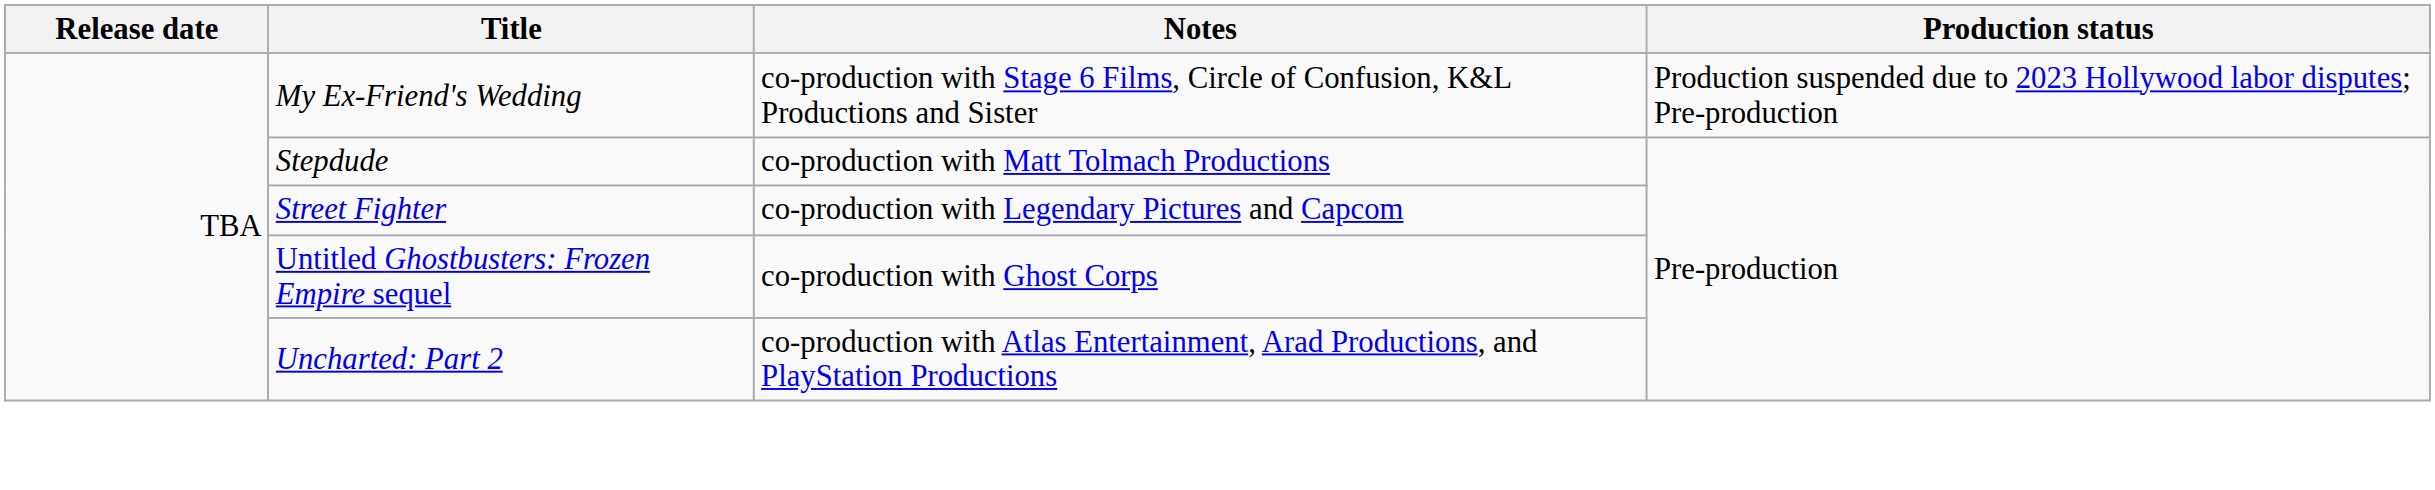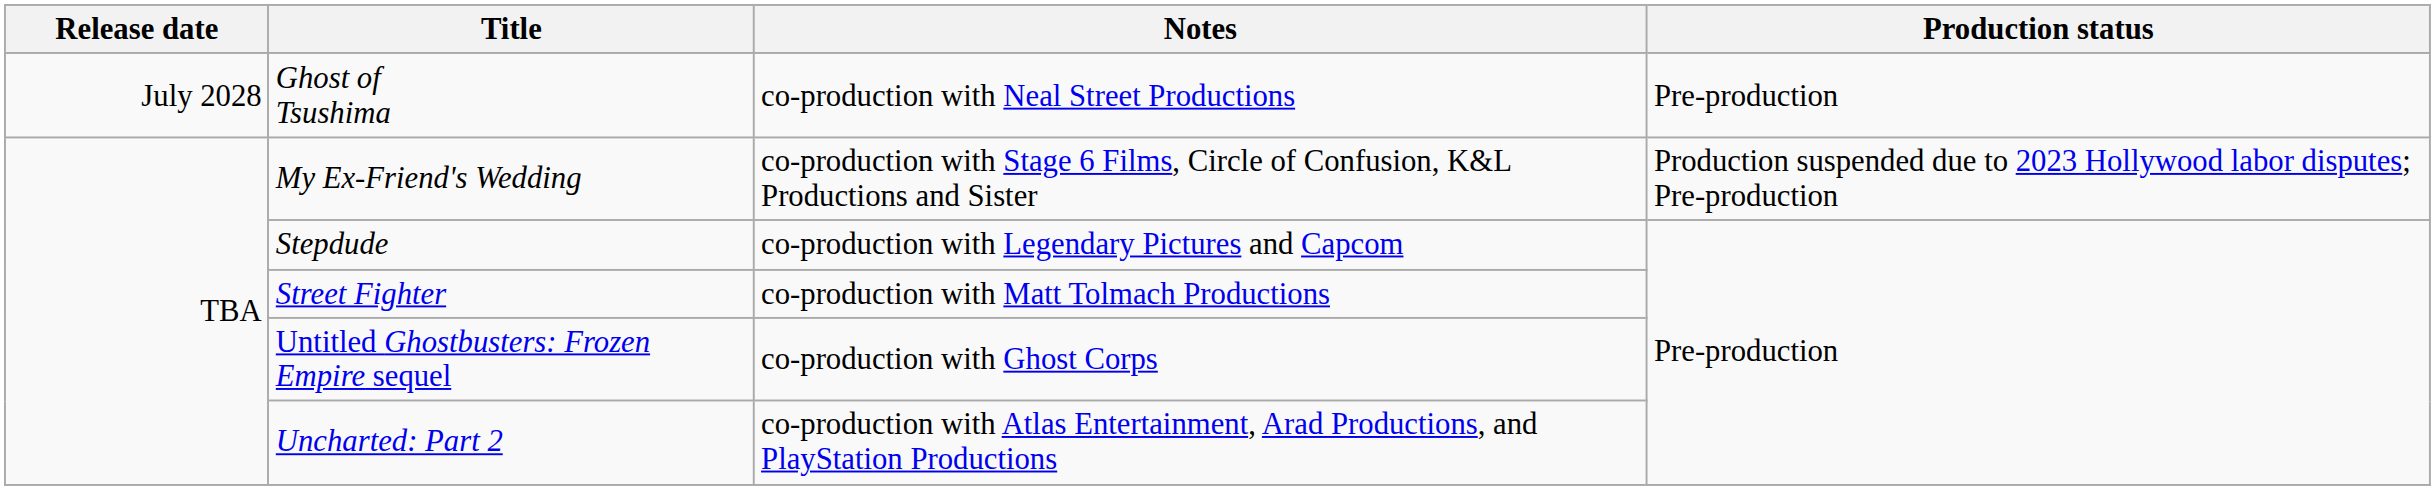+ row: (333, 94)
(1046, 160) co-production with Matt Tolmach Productions -> (1082, 244) co-production with Legendary Pictures and Capcom
(1082, 209) co-production with Legendary Pictures and Capcom -> (1046, 292) co-production with Matt Tolmach Productions
